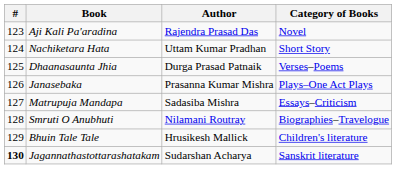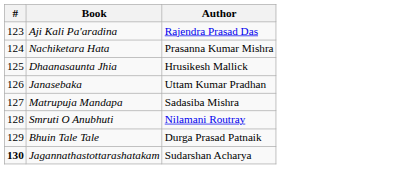- column: (334, 13)
(215, 48) Uttam Kumar Pradhan -> (219, 48) Prasanna Kumar Mishra
(213, 66) Durga Prasad Patnaik -> (206, 66) Hrusikesh Mallick
(219, 84) Prasanna Kumar Mishra -> (215, 84) Uttam Kumar Pradhan
(206, 137) Hrusikesh Mallick -> (213, 137) Durga Prasad Patnaik
